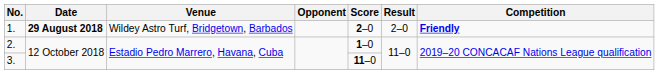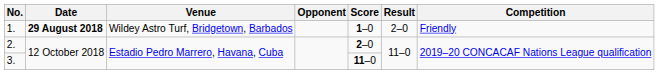(365, 28) 2–0 -> (365, 28) 1–0
(440, 28) bold -> (438, 28) normal
(365, 45) 1–0 -> (365, 45) 2–0
